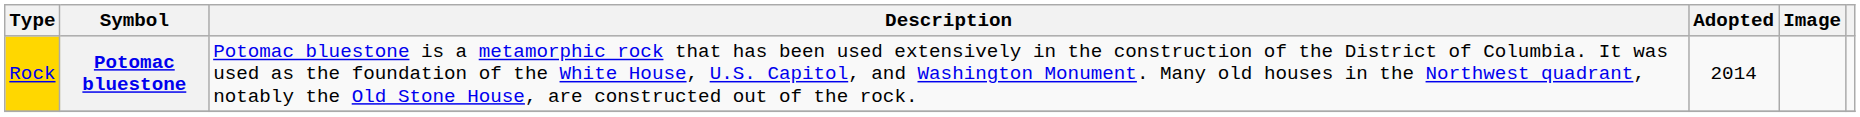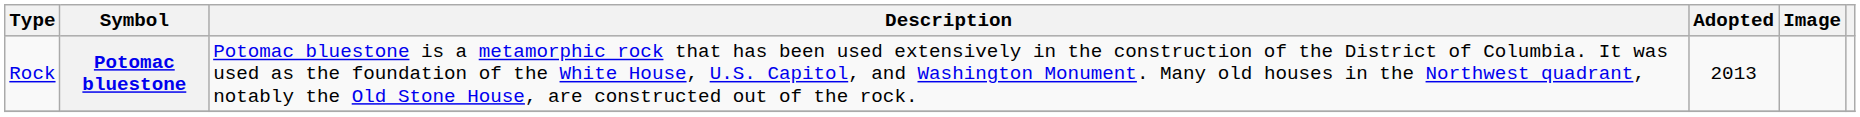(32, 74) gold background -> (32, 74) no background
(1734, 74) 2014 -> (1734, 74) 2013
